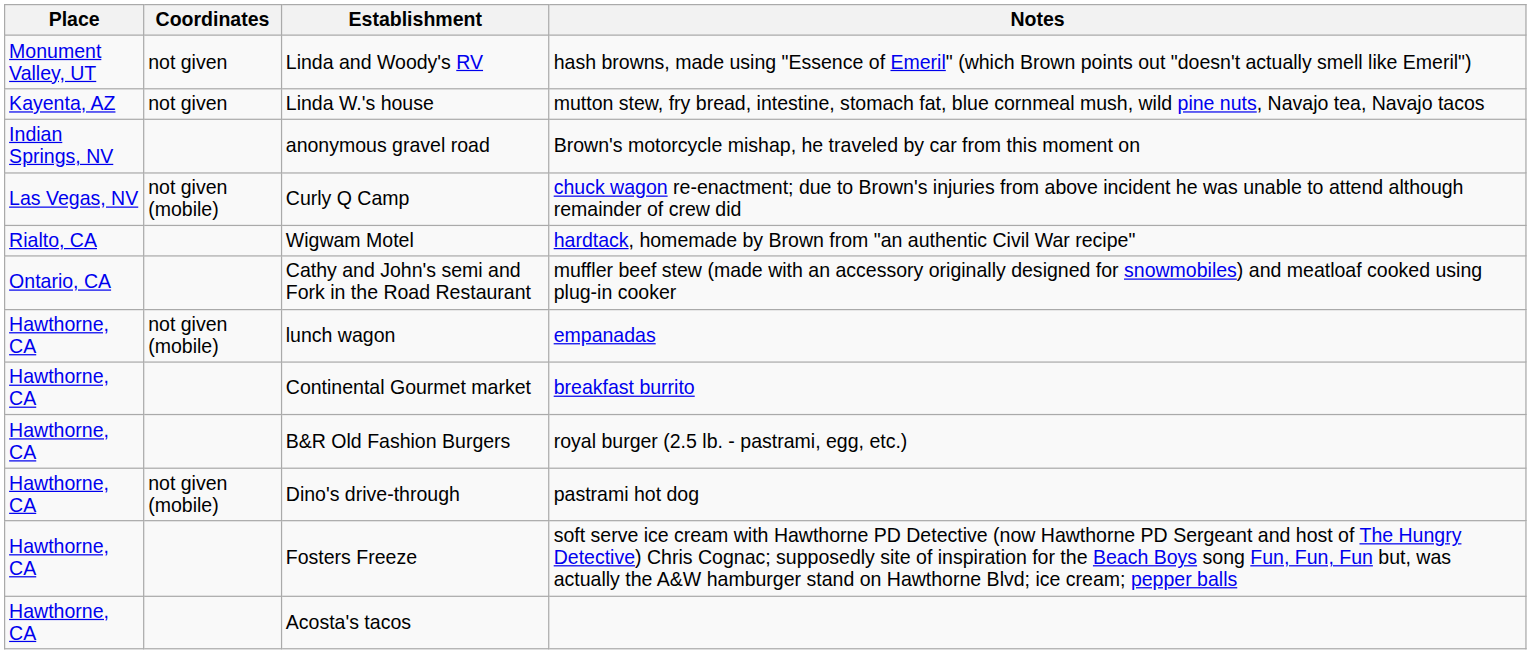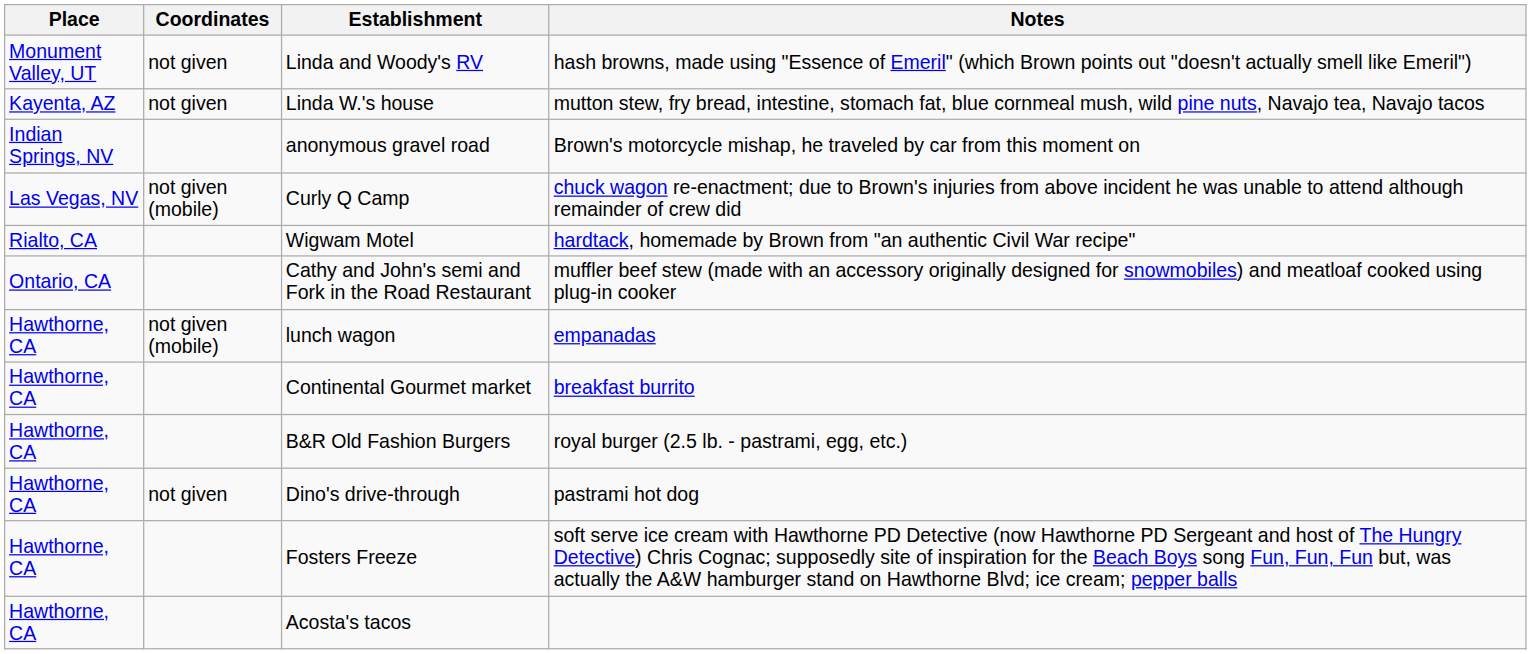(188, 494) not given (mobile) -> (188, 494) not given
